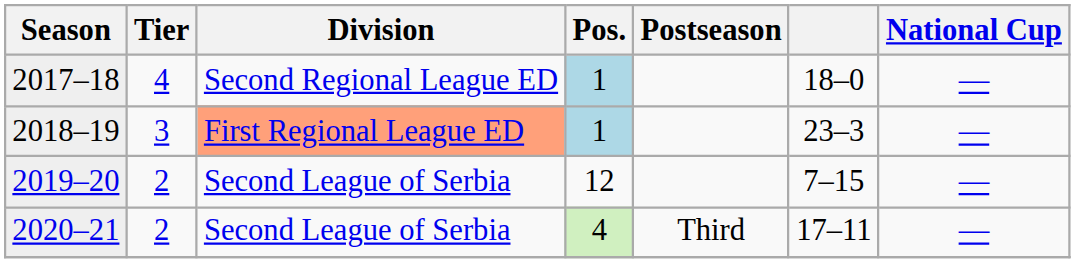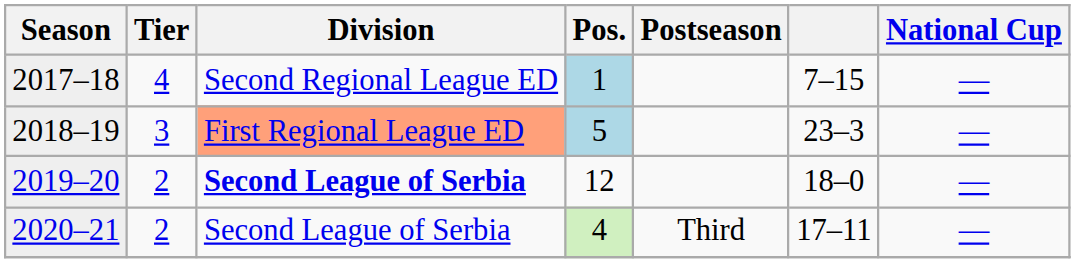(834, 79) 18–0 -> (834, 79) 7–15
(599, 130) 1 -> (599, 130) 5
(357, 180) normal -> (365, 180) bold
(834, 180) 7–15 -> (834, 180) 18–0
